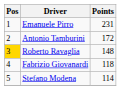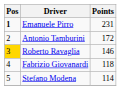(8, 24) normal -> (8, 24) bold
(108, 51) 148 -> (108, 51) 146
